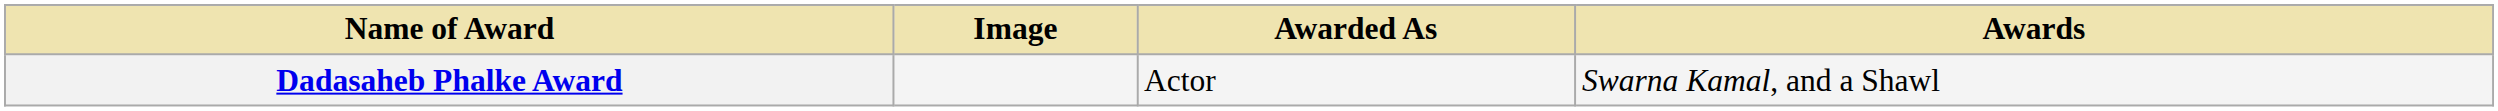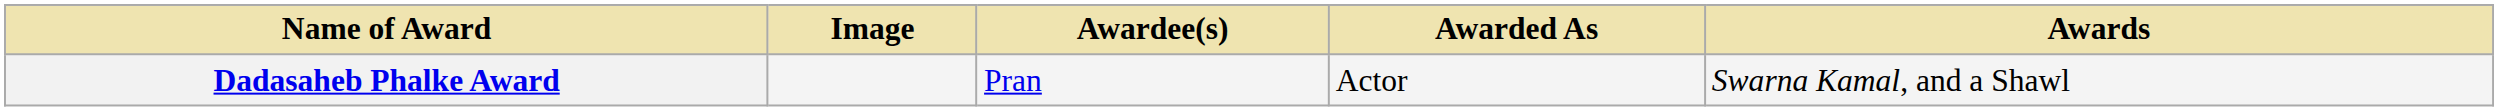+ column: (1153, 29)
